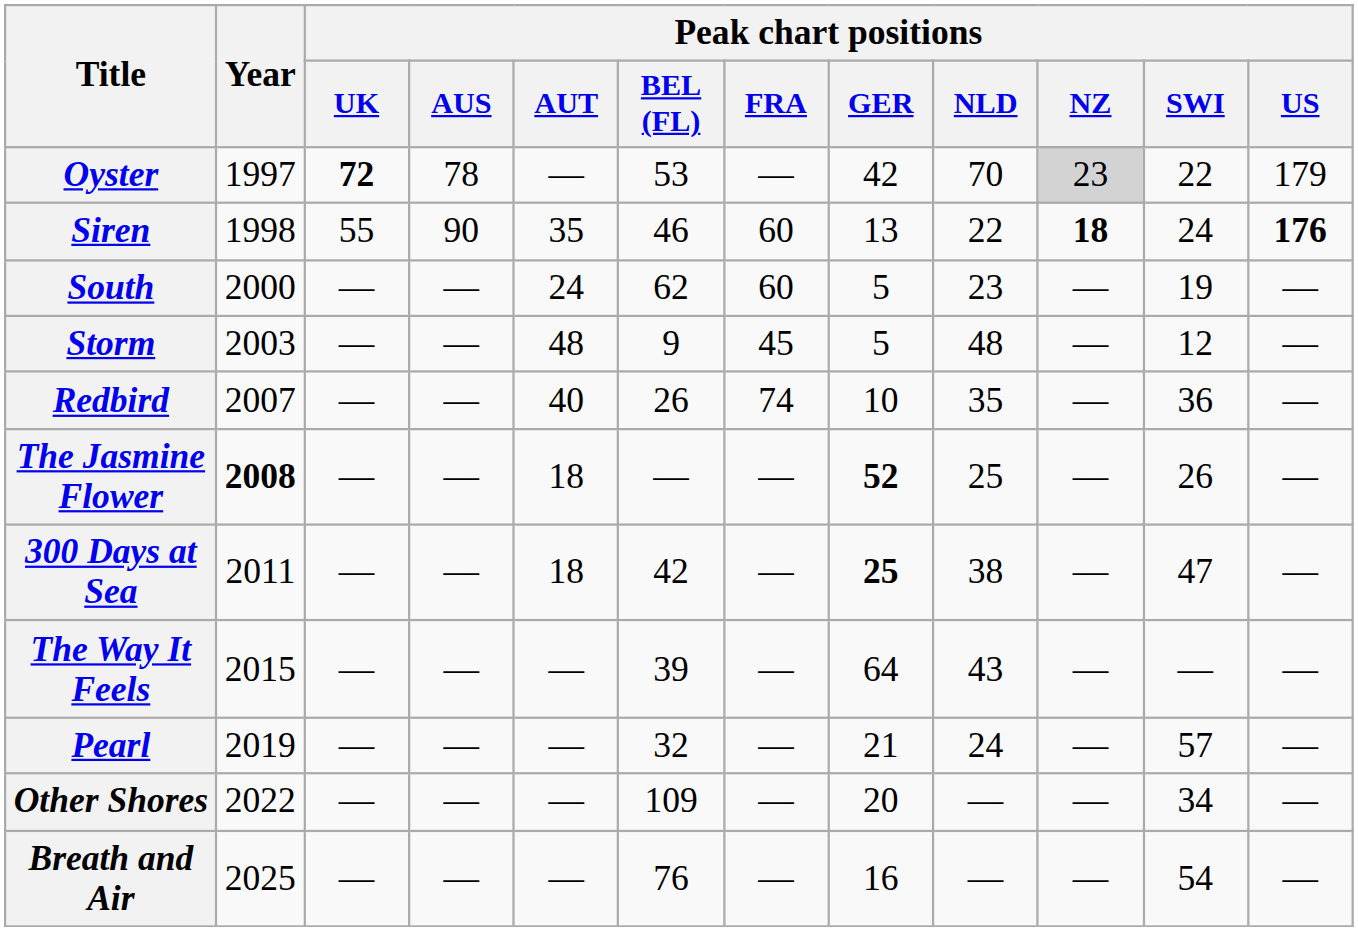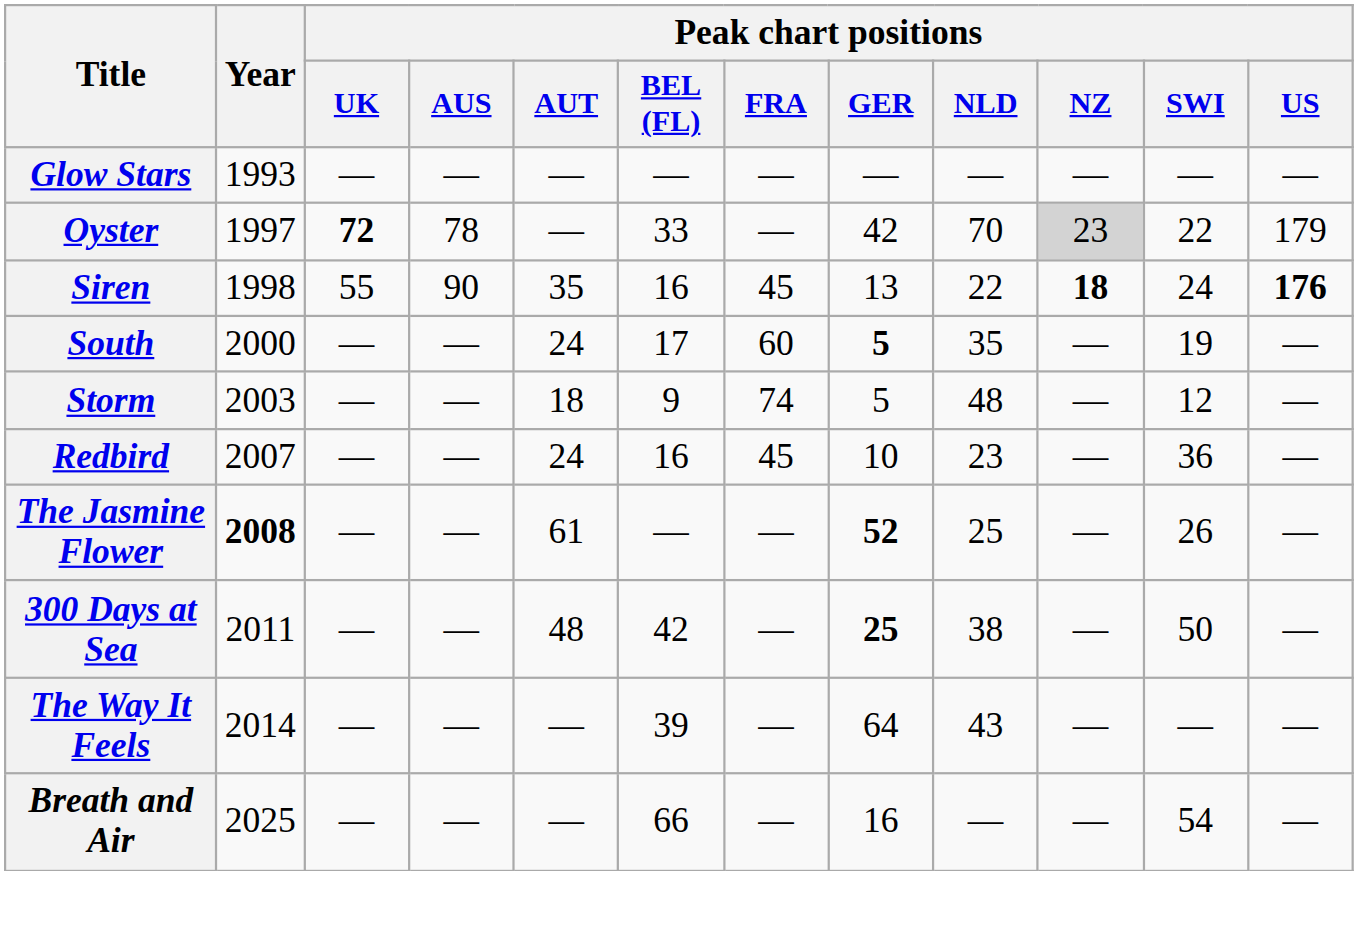+ row: (111, 174)
(671, 174) 53 -> (671, 230) 33
(671, 230) 46 -> (671, 286) 16
(776, 230) 60 -> (776, 286) 45
(671, 286) 62 -> (671, 343) 17
(881, 286) normal -> (881, 343) bold
(986, 286) 23 -> (986, 343) 35
(566, 343) 48 -> (566, 399) 18
(776, 343) 45 -> (776, 399) 74
(566, 399) 40 -> (566, 455) 24
(671, 399) 26 -> (671, 455) 16
(776, 399) 74 -> (776, 455) 45
(986, 399) 35 -> (986, 455) 23
(566, 475) 18 -> (566, 532) 61
(566, 572) 18 -> (566, 628) 48
(1195, 572) 47 -> (1195, 628) 50
(260, 668) 2015 -> (260, 724) 2014
- row: (111, 744)
- row: (111, 801)
(671, 877) 76 -> (671, 821) 66
